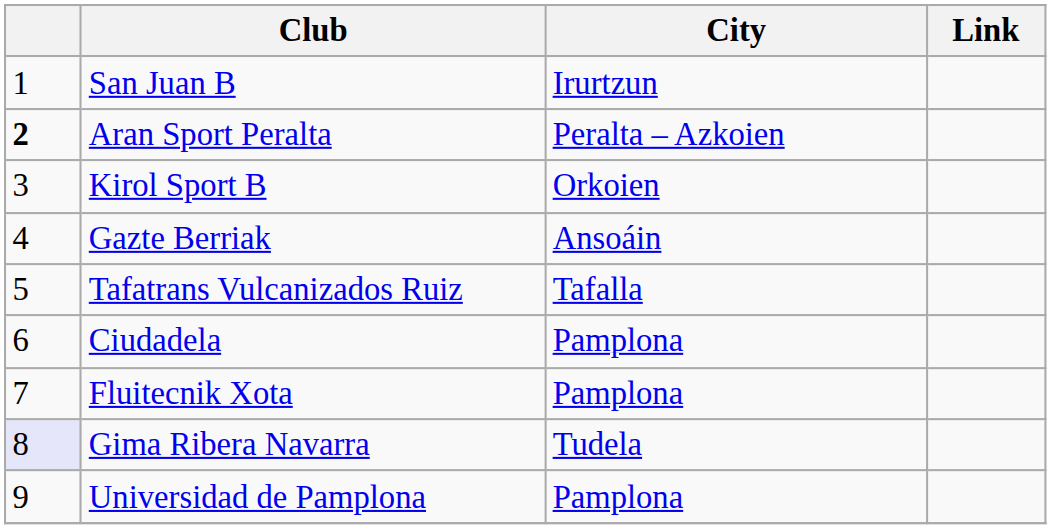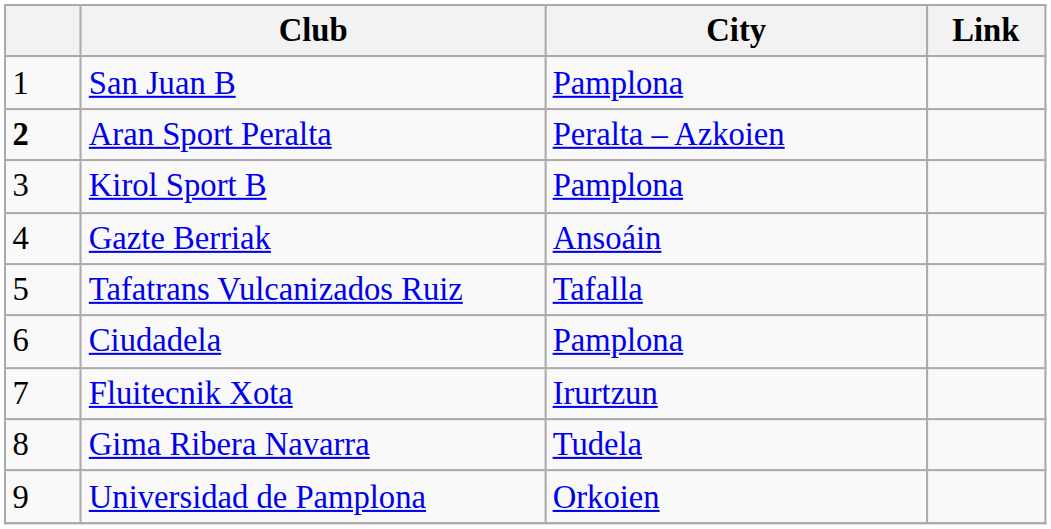(605, 82) Irurtzun -> (618, 82) Pamplona
(606, 185) Orkoien -> (618, 185) Pamplona
(618, 392) Pamplona -> (605, 392) Irurtzun
(21, 444) lavender background -> (21, 444) no background
(618, 496) Pamplona -> (606, 496) Orkoien
